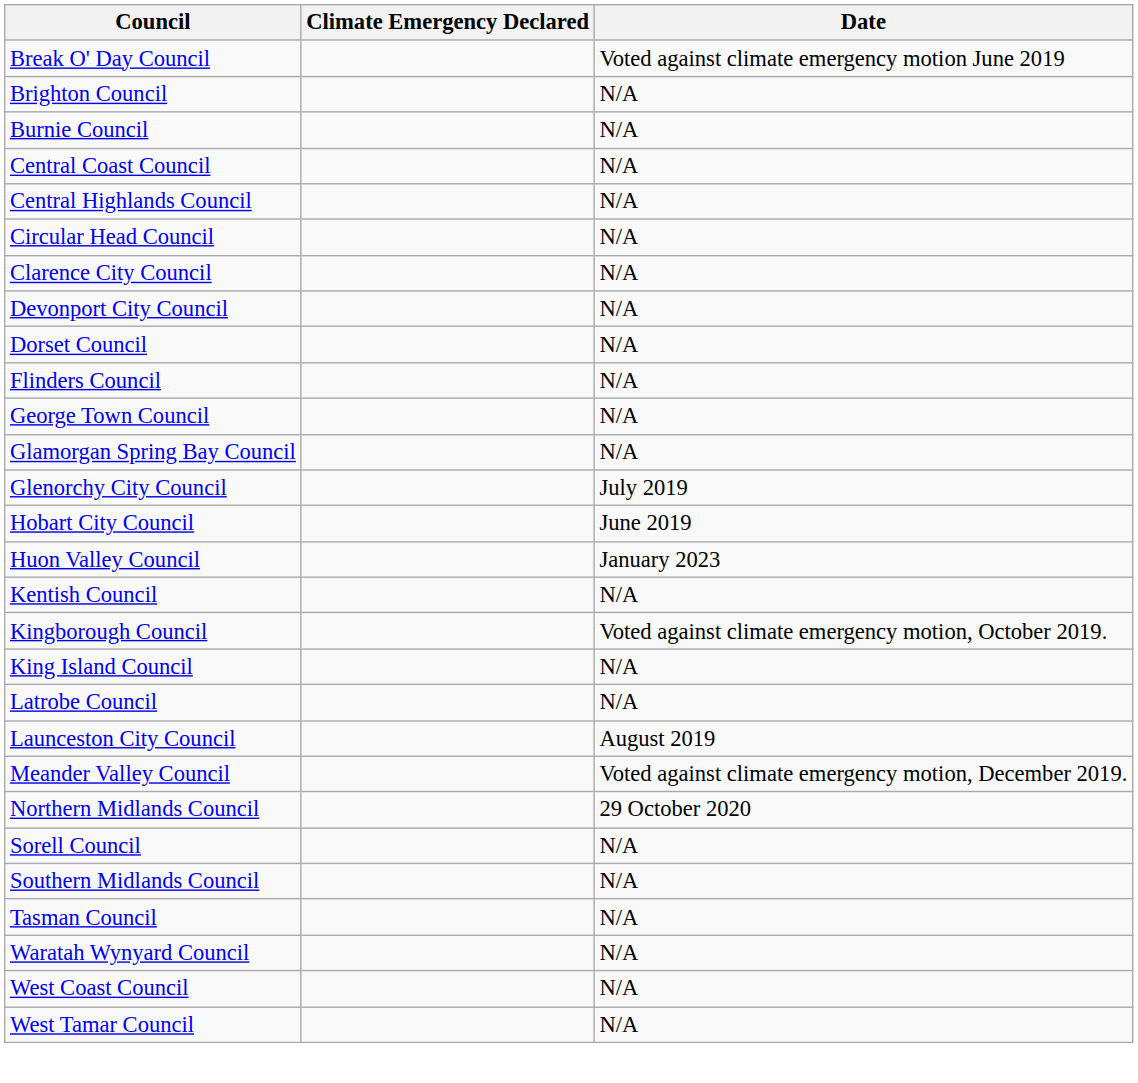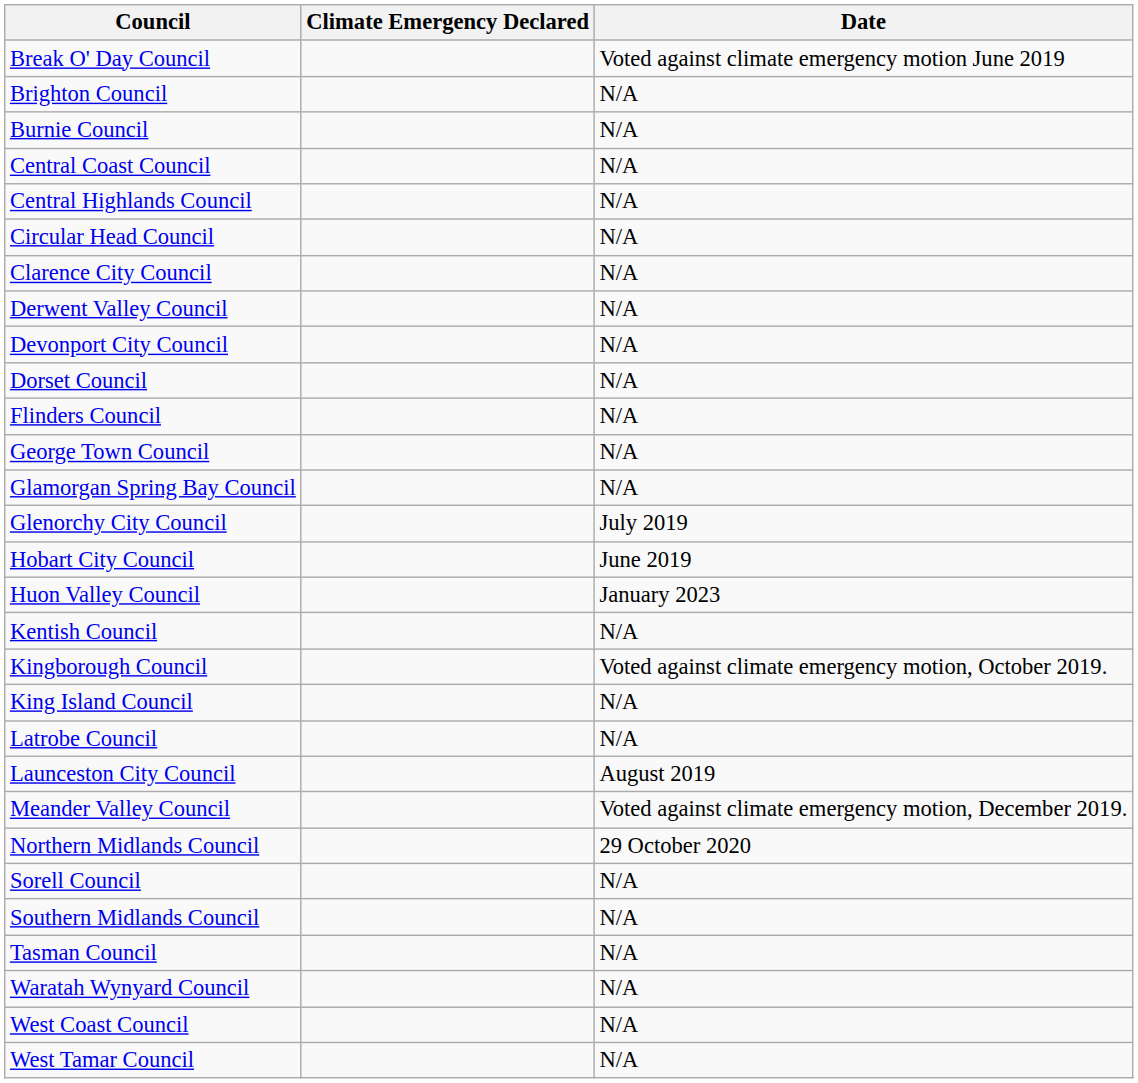+ row: (119, 308)
